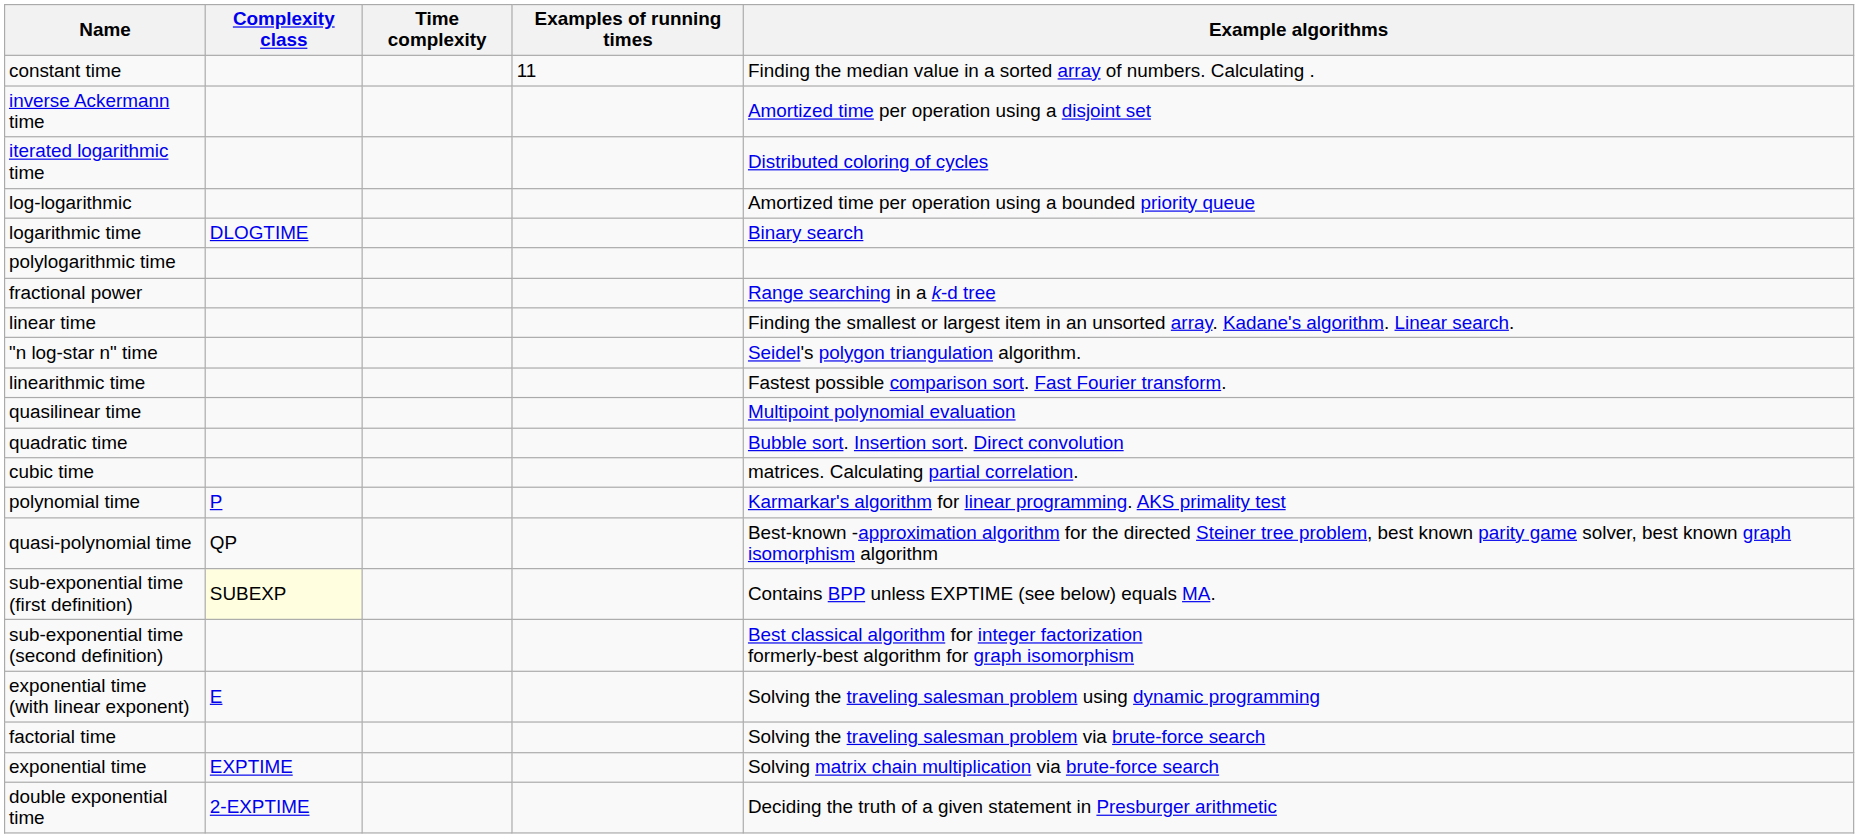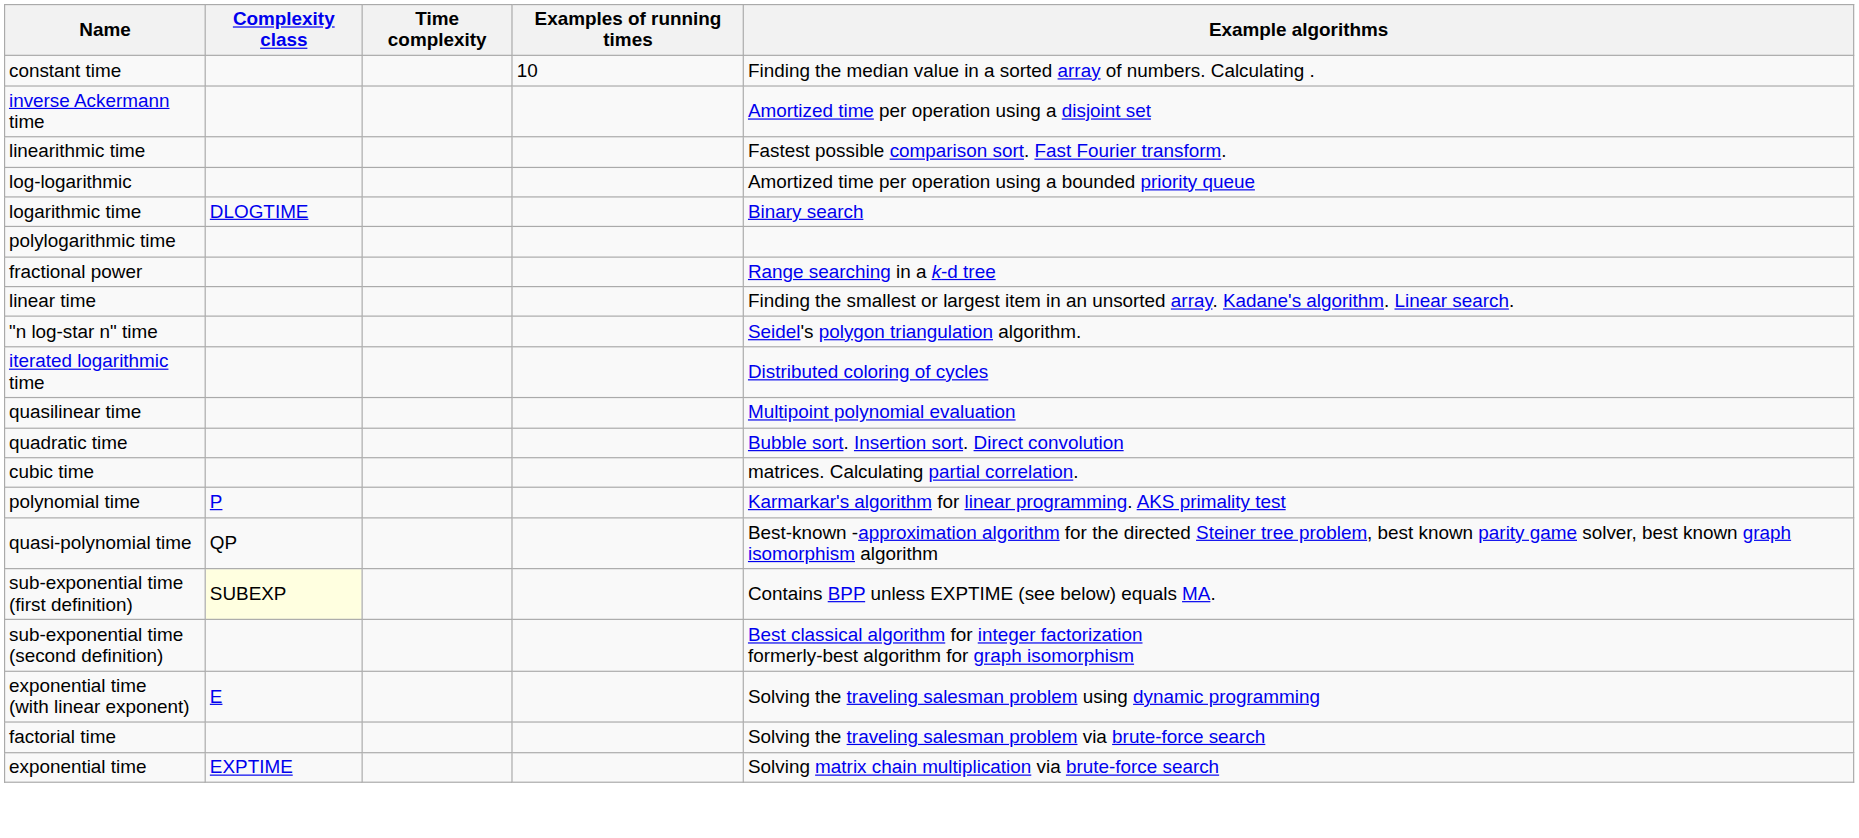(527, 70) 11 -> (527, 70) 10
rows swapped: (89, 162) <-> (77, 382)
- row: (88, 807)
